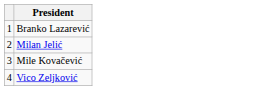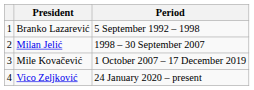+ column: (170, 12)
